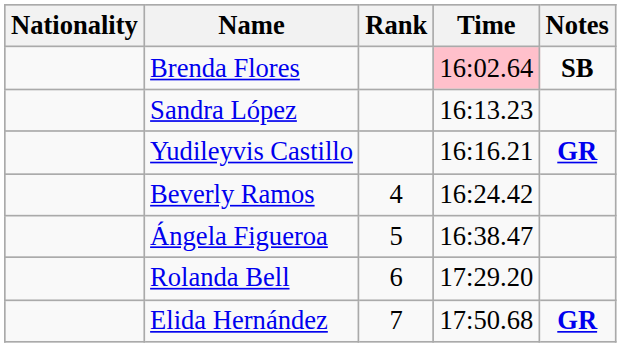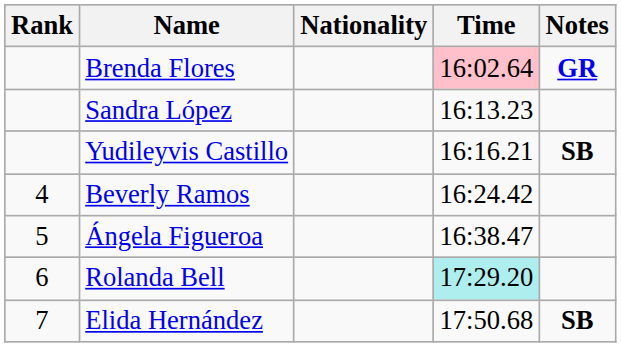columns swapped: (396, 25) <-> (74, 25)
(577, 67) SB -> (577, 67) GR
(577, 151) GR -> (577, 151) SB
(486, 278) no background -> (486, 278) paleturquoise background
(577, 320) GR -> (577, 320) SB
